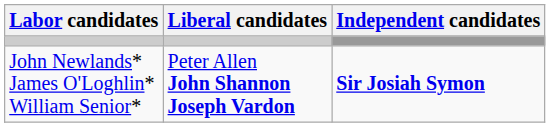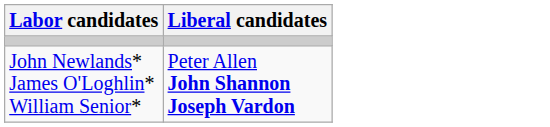- column: (438, 20)
